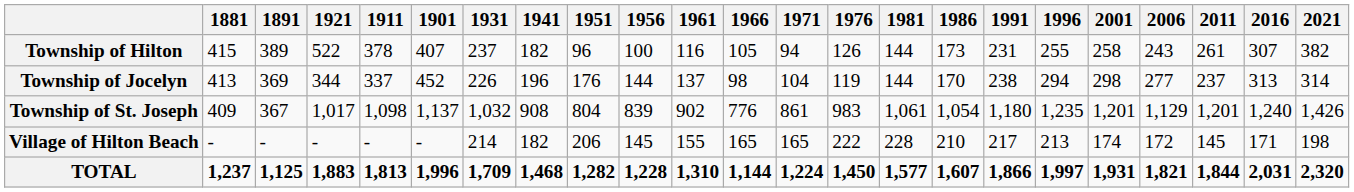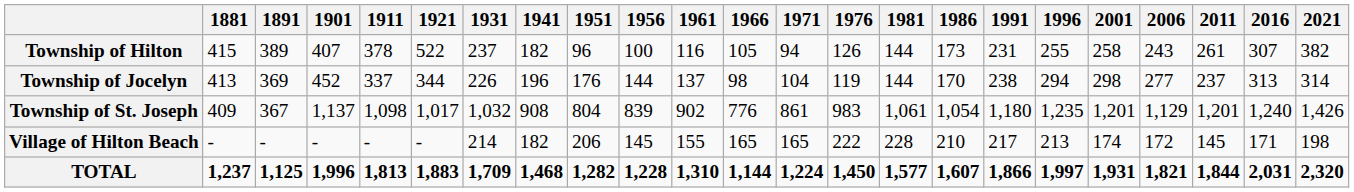columns swapped: (437, 19) <-> (333, 19)
